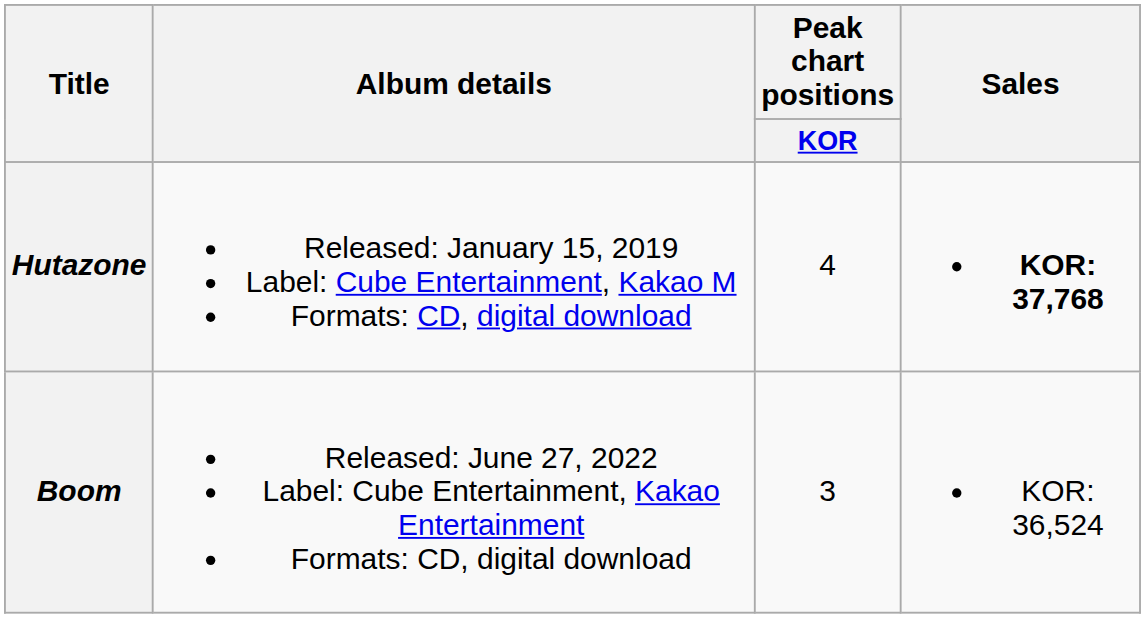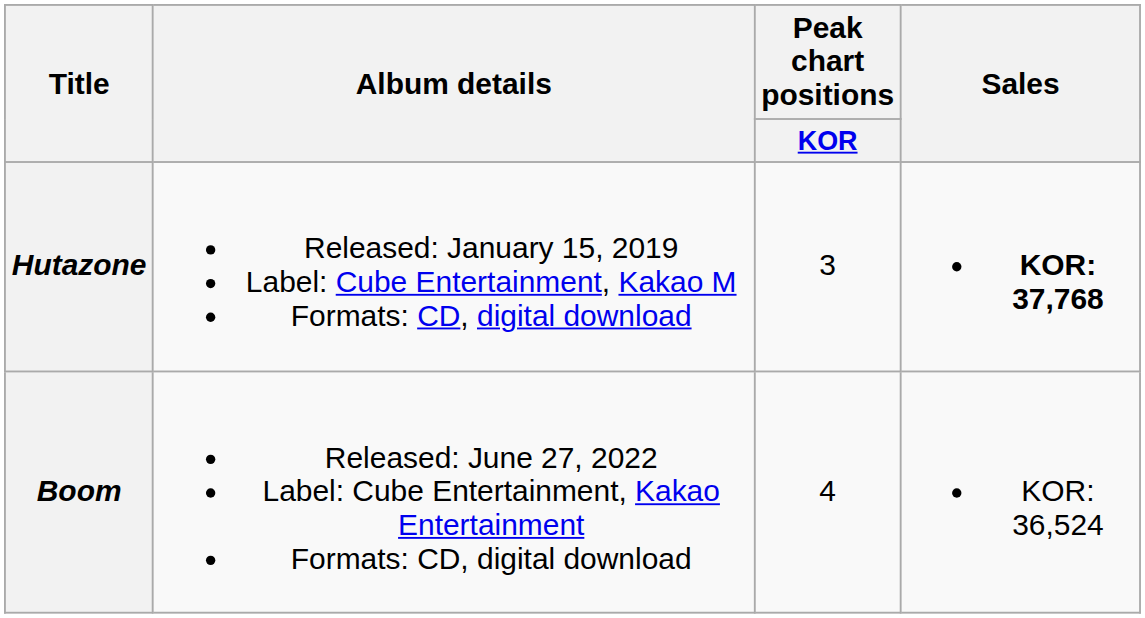(828, 265) 4 -> (828, 265) 3
(828, 491) 3 -> (828, 491) 4
